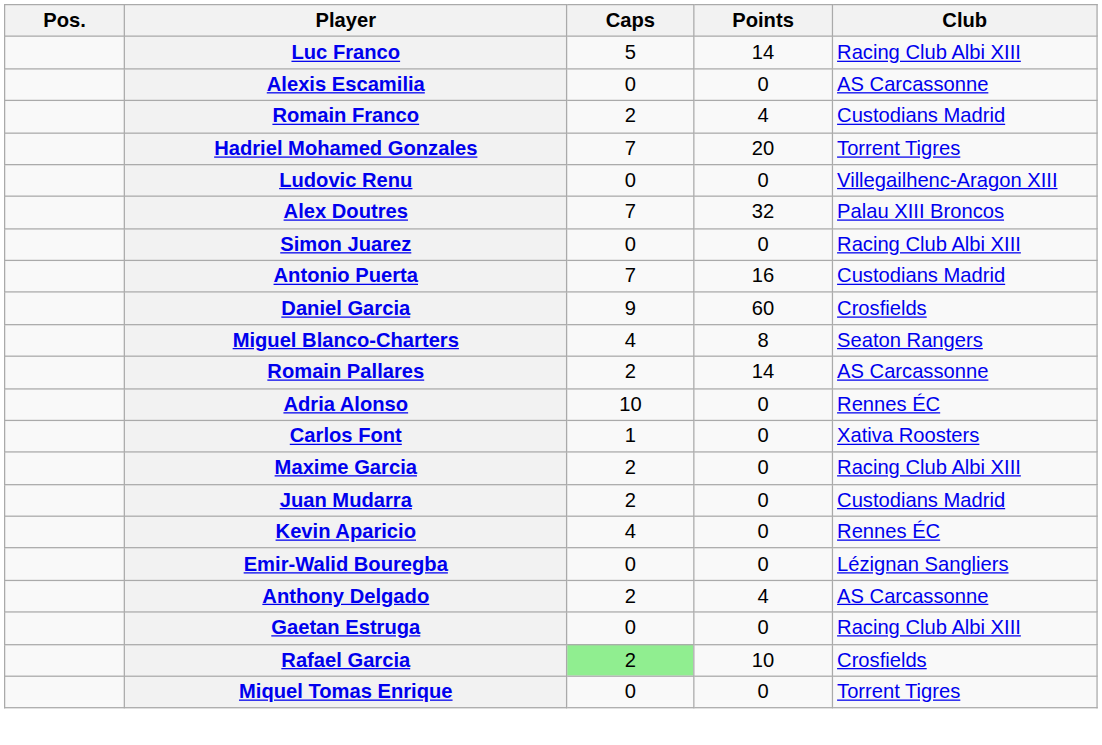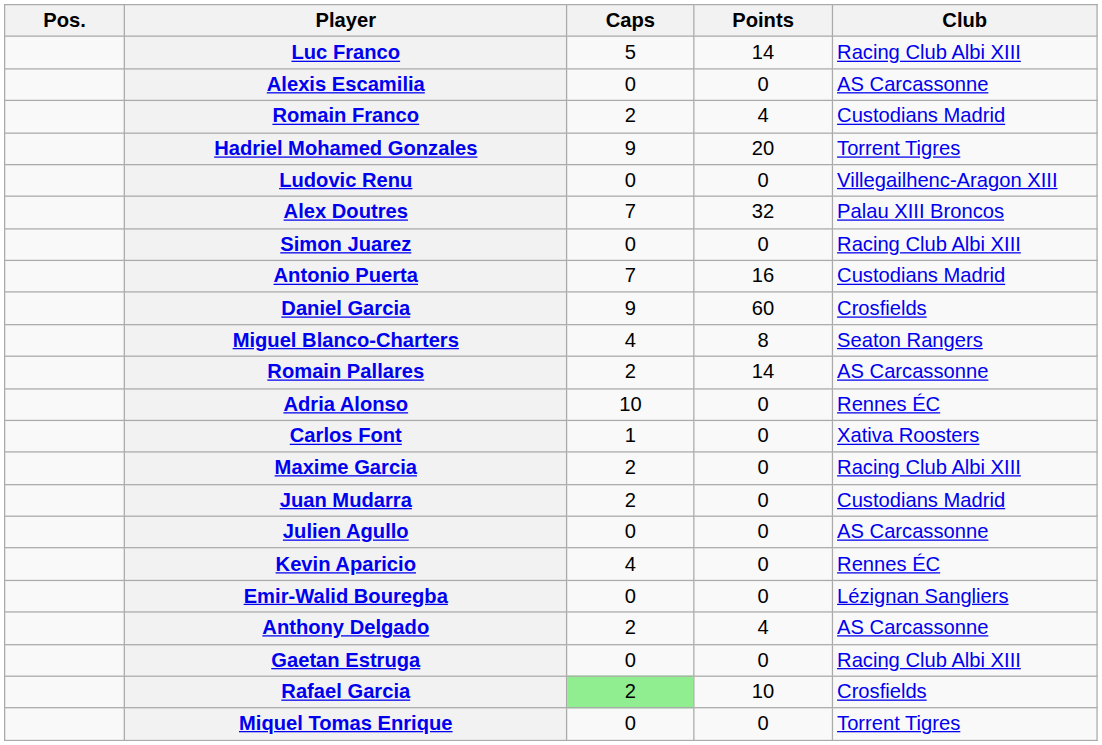(630, 148) 7 -> (630, 148) 9
+ row: (346, 532)
